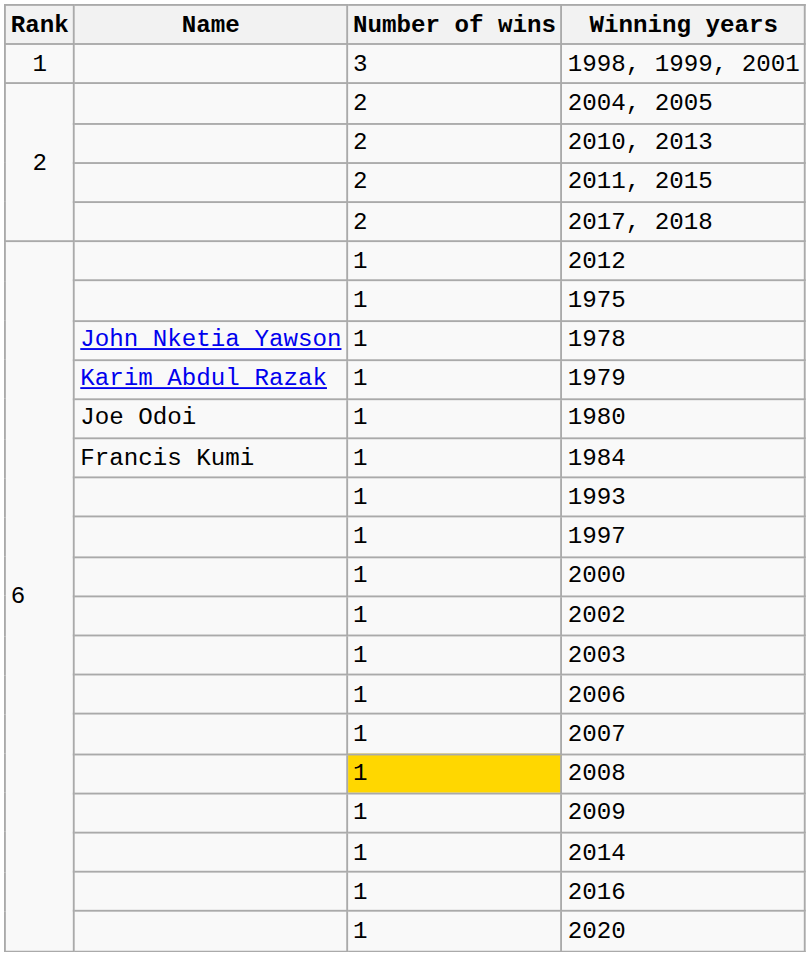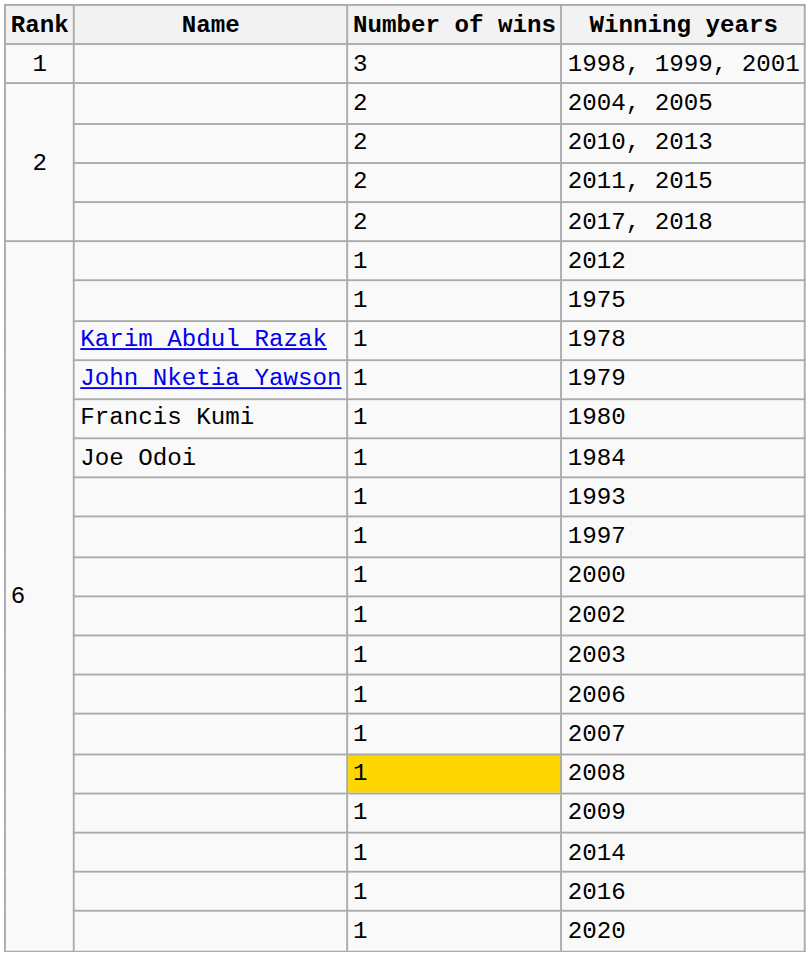(211, 340) John Nketia Yawson -> (204, 340) Karim Abdul Razak
(204, 379) Karim Abdul Razak -> (211, 379) John Nketia Yawson
(138, 419) Joe Odoi -> (167, 419) Francis Kumi
(167, 458) Francis Kumi -> (138, 458) Joe Odoi
